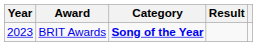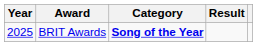(20, 32) 2023 -> (20, 32) 2025
